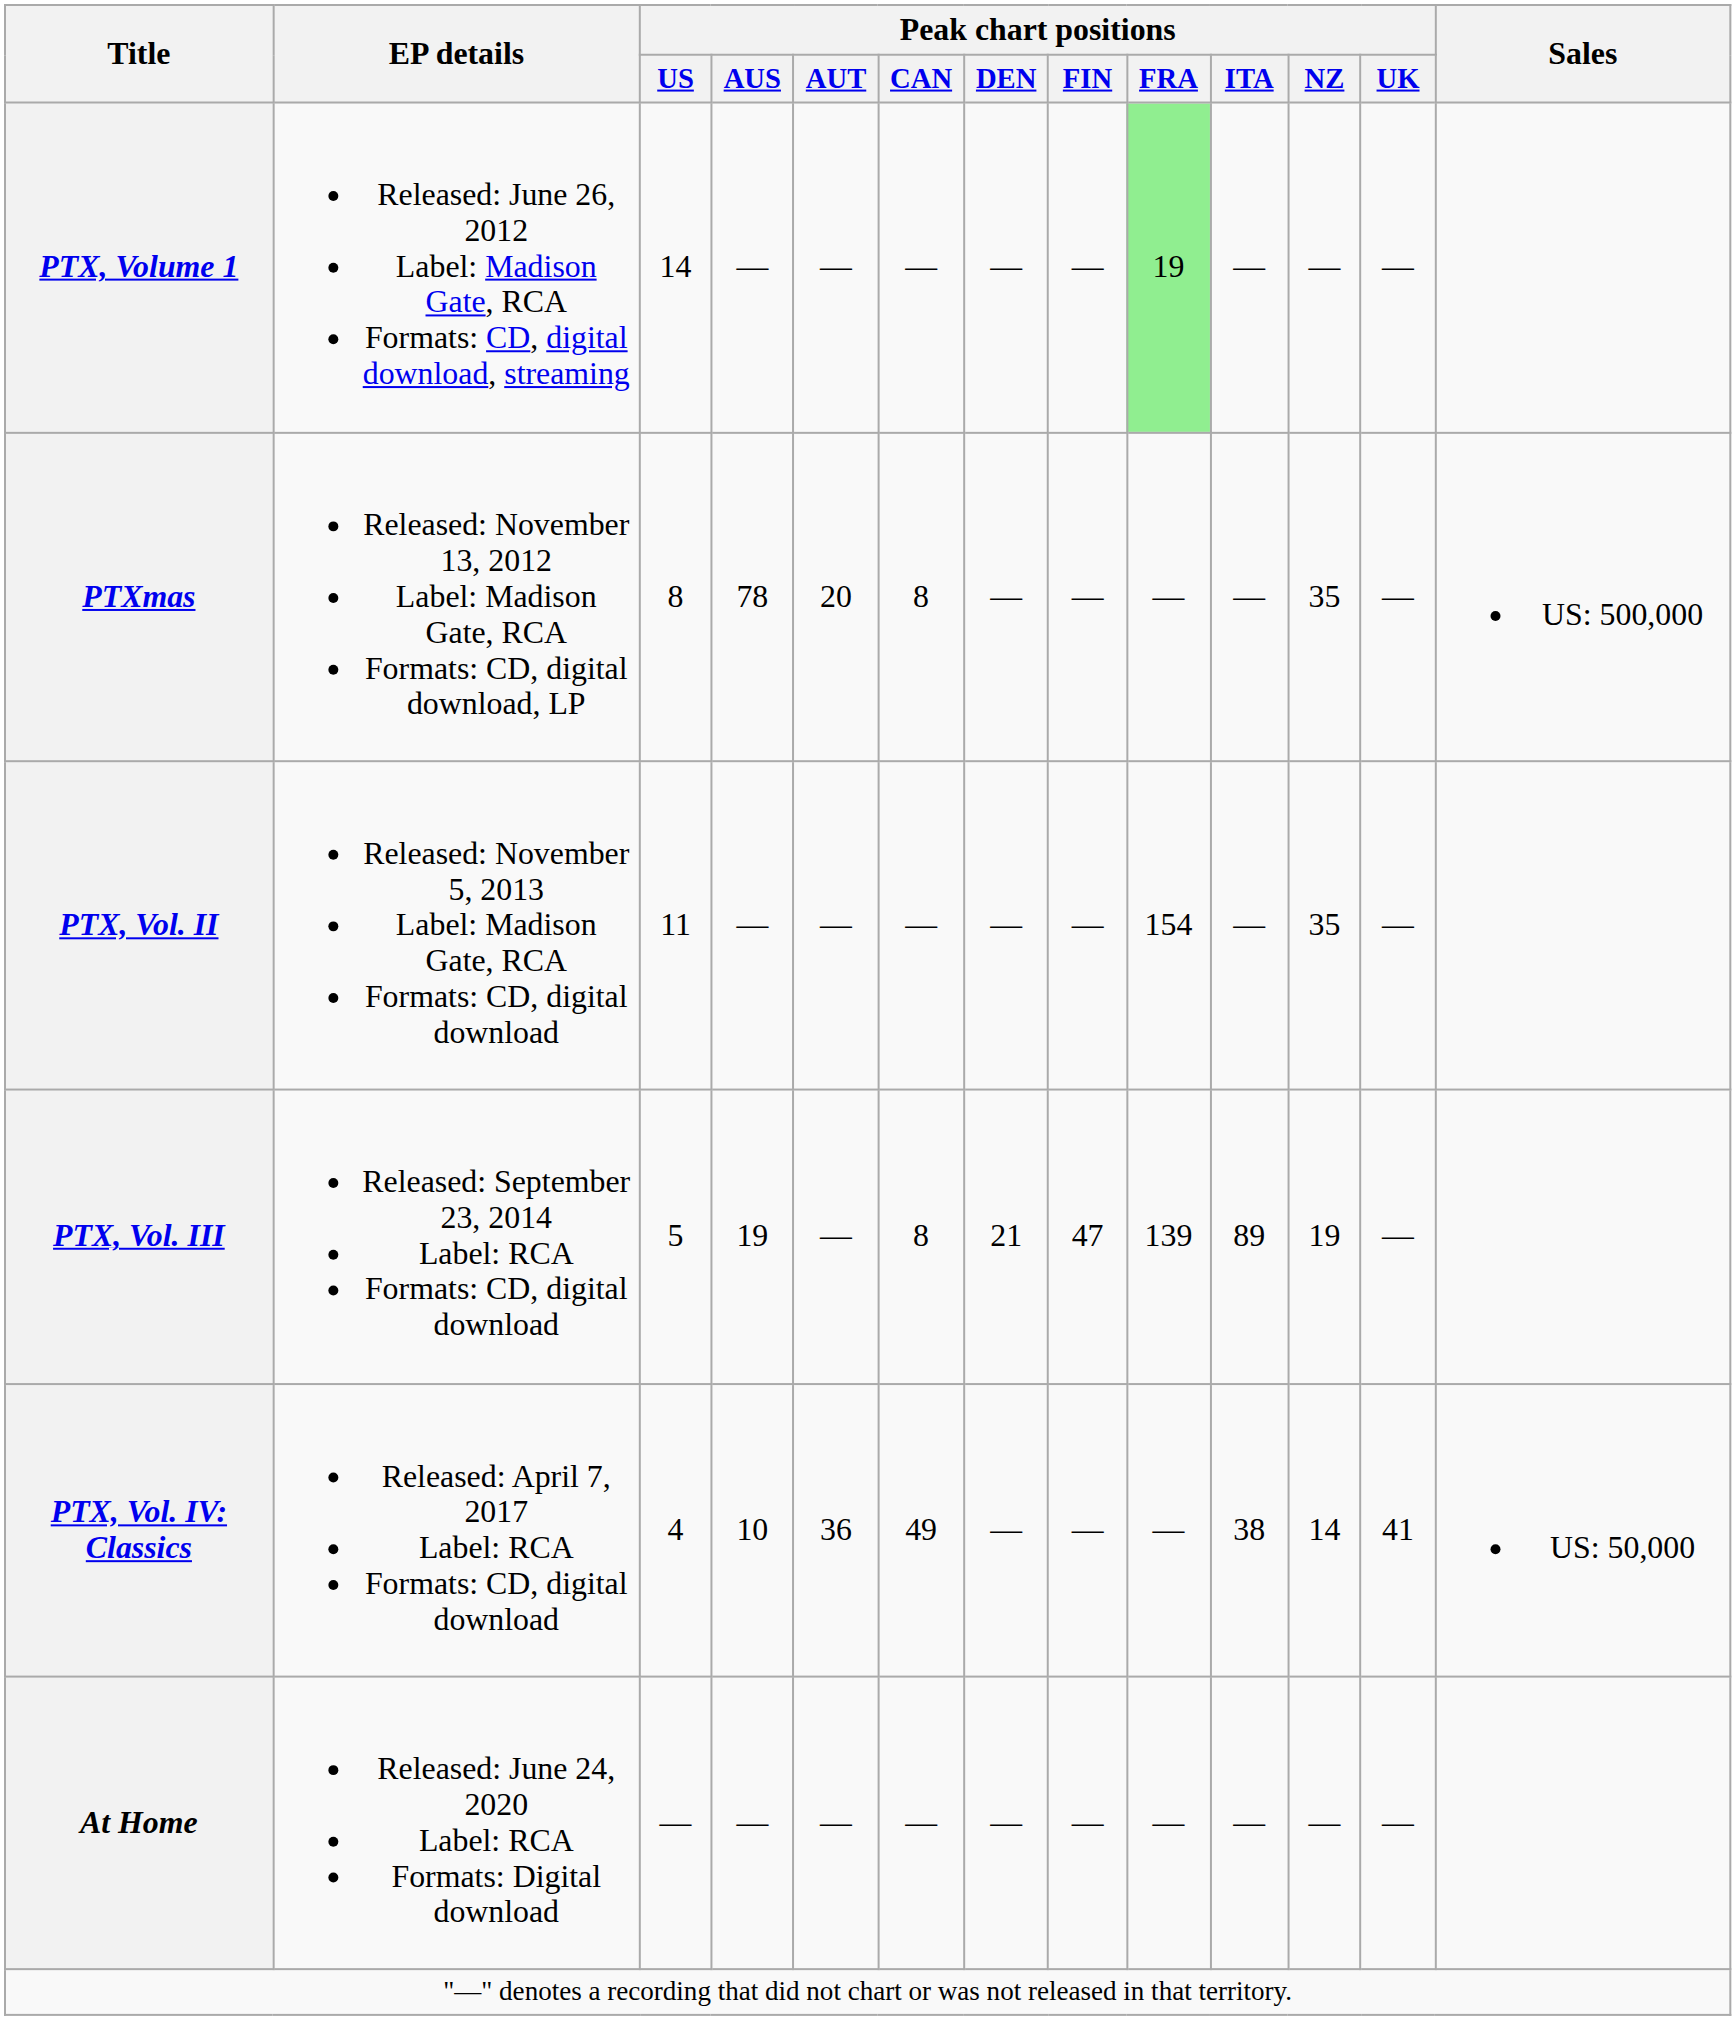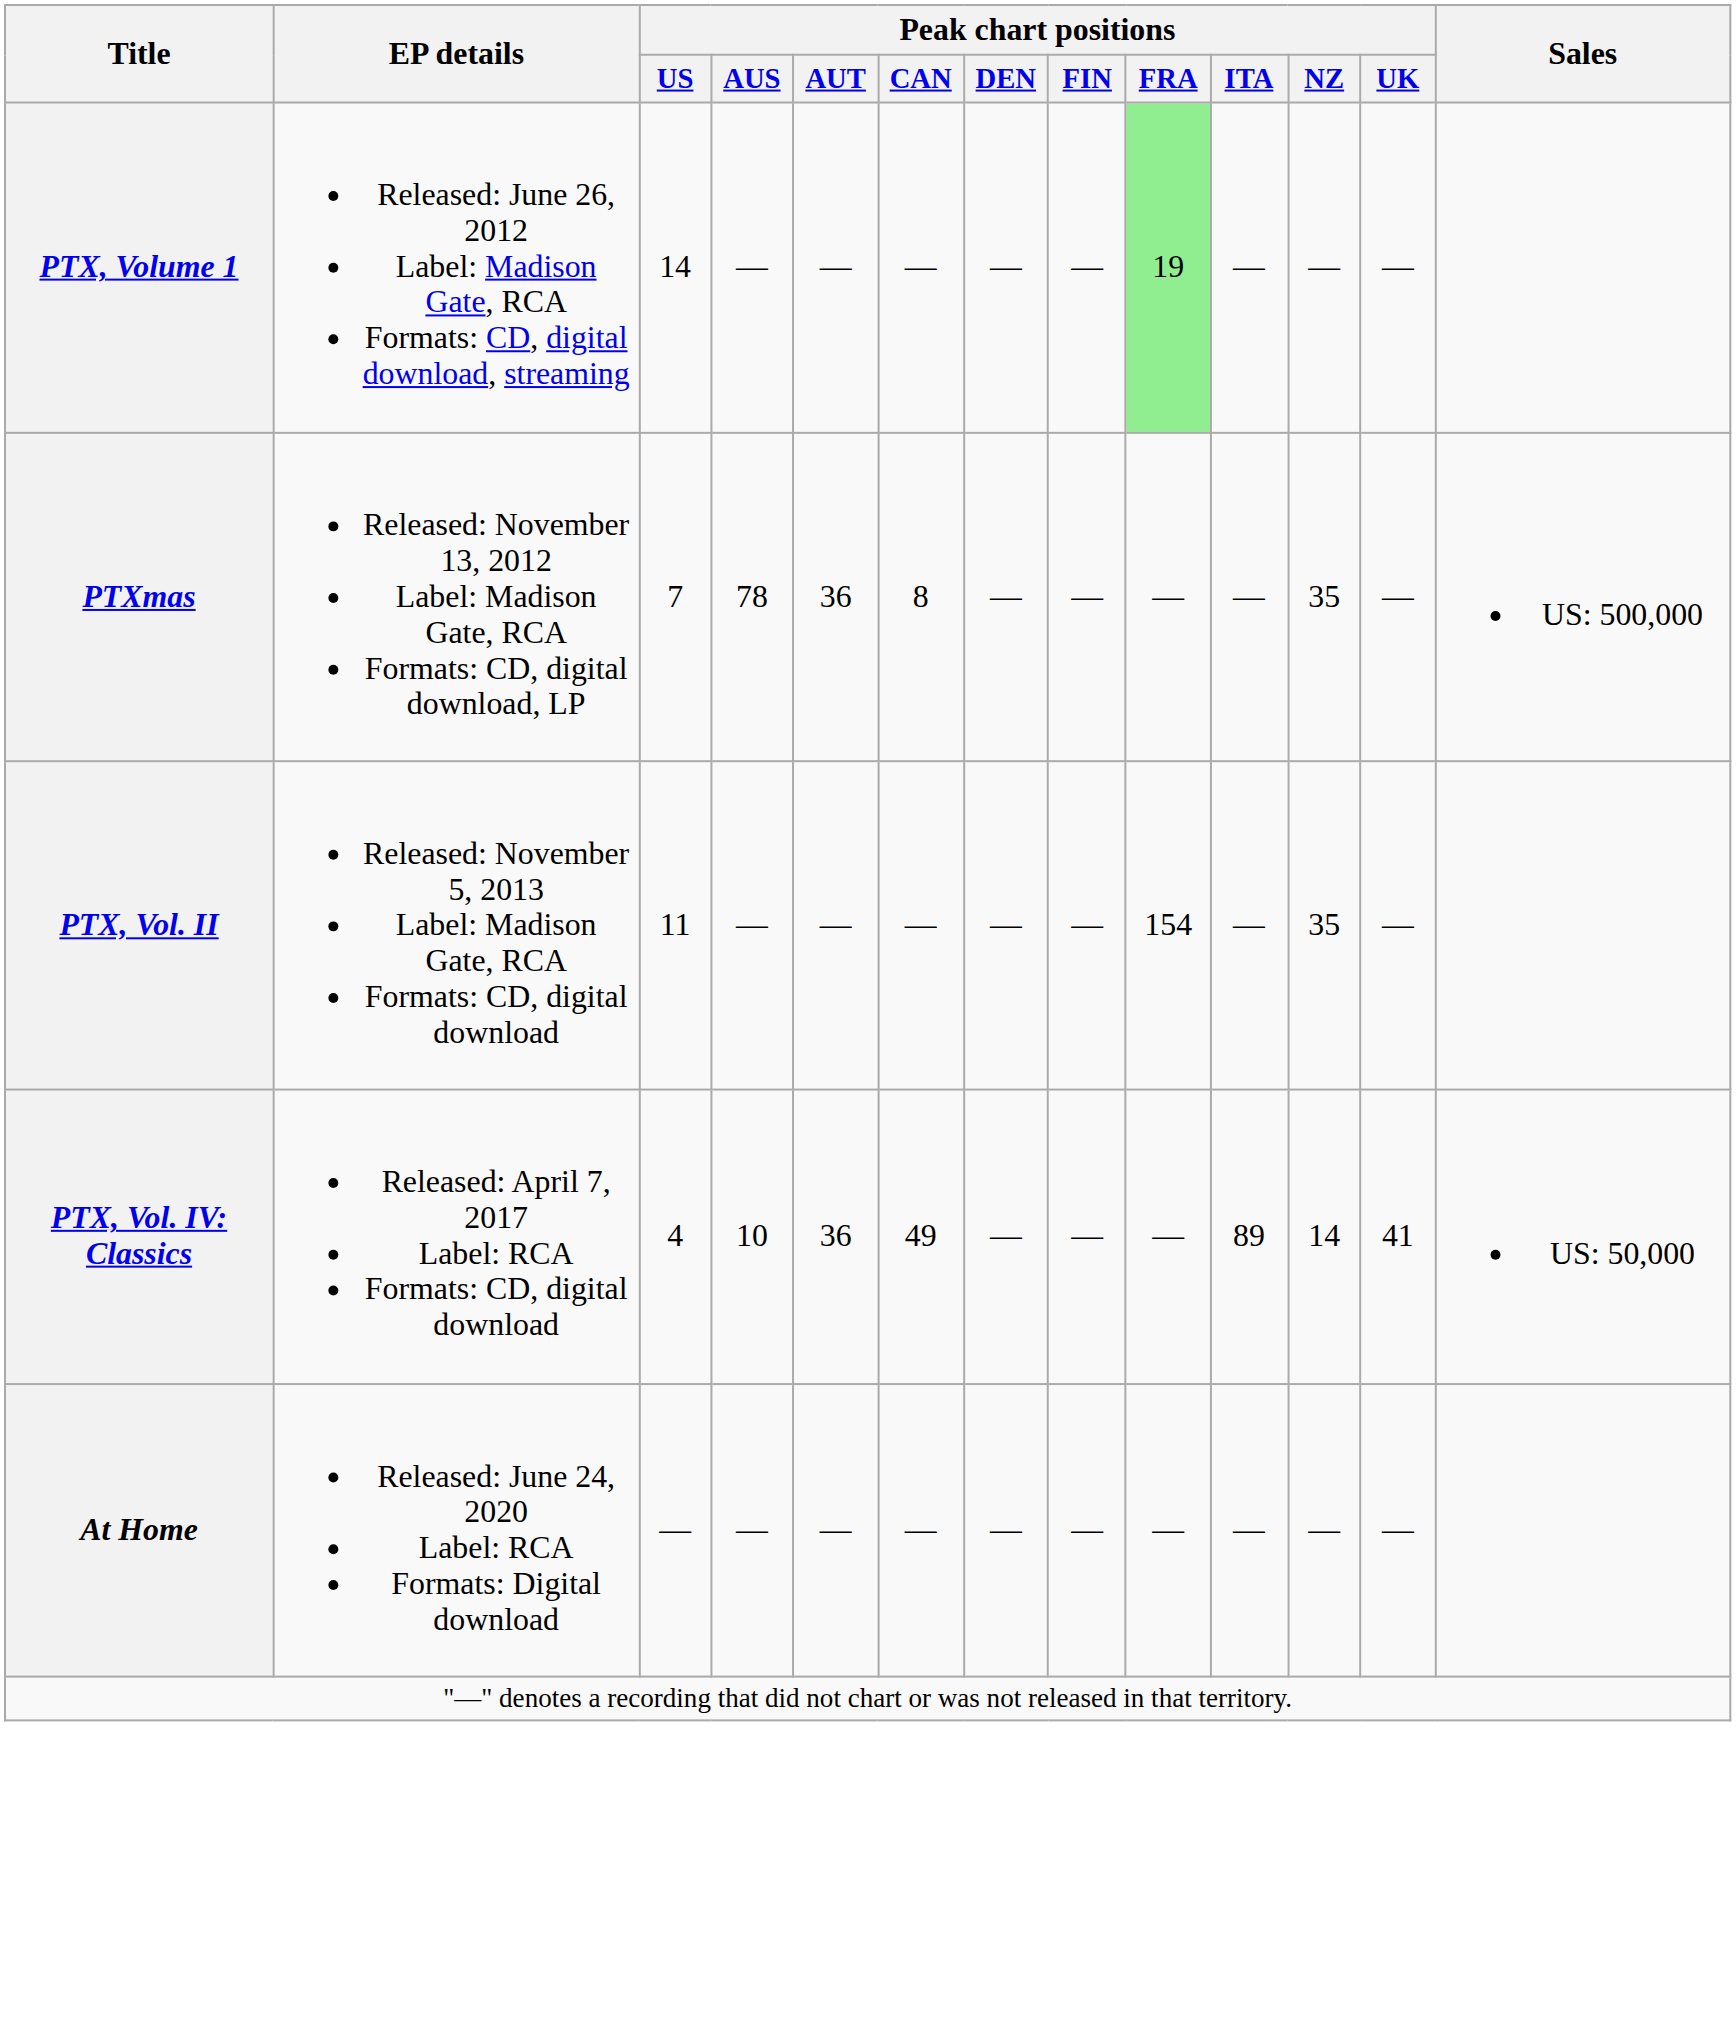(676, 595) 8 -> (675, 595) 7
(836, 595) 20 -> (836, 595) 36
- row: (139, 1236)
(1249, 1529) 38 -> (1249, 1236) 89
